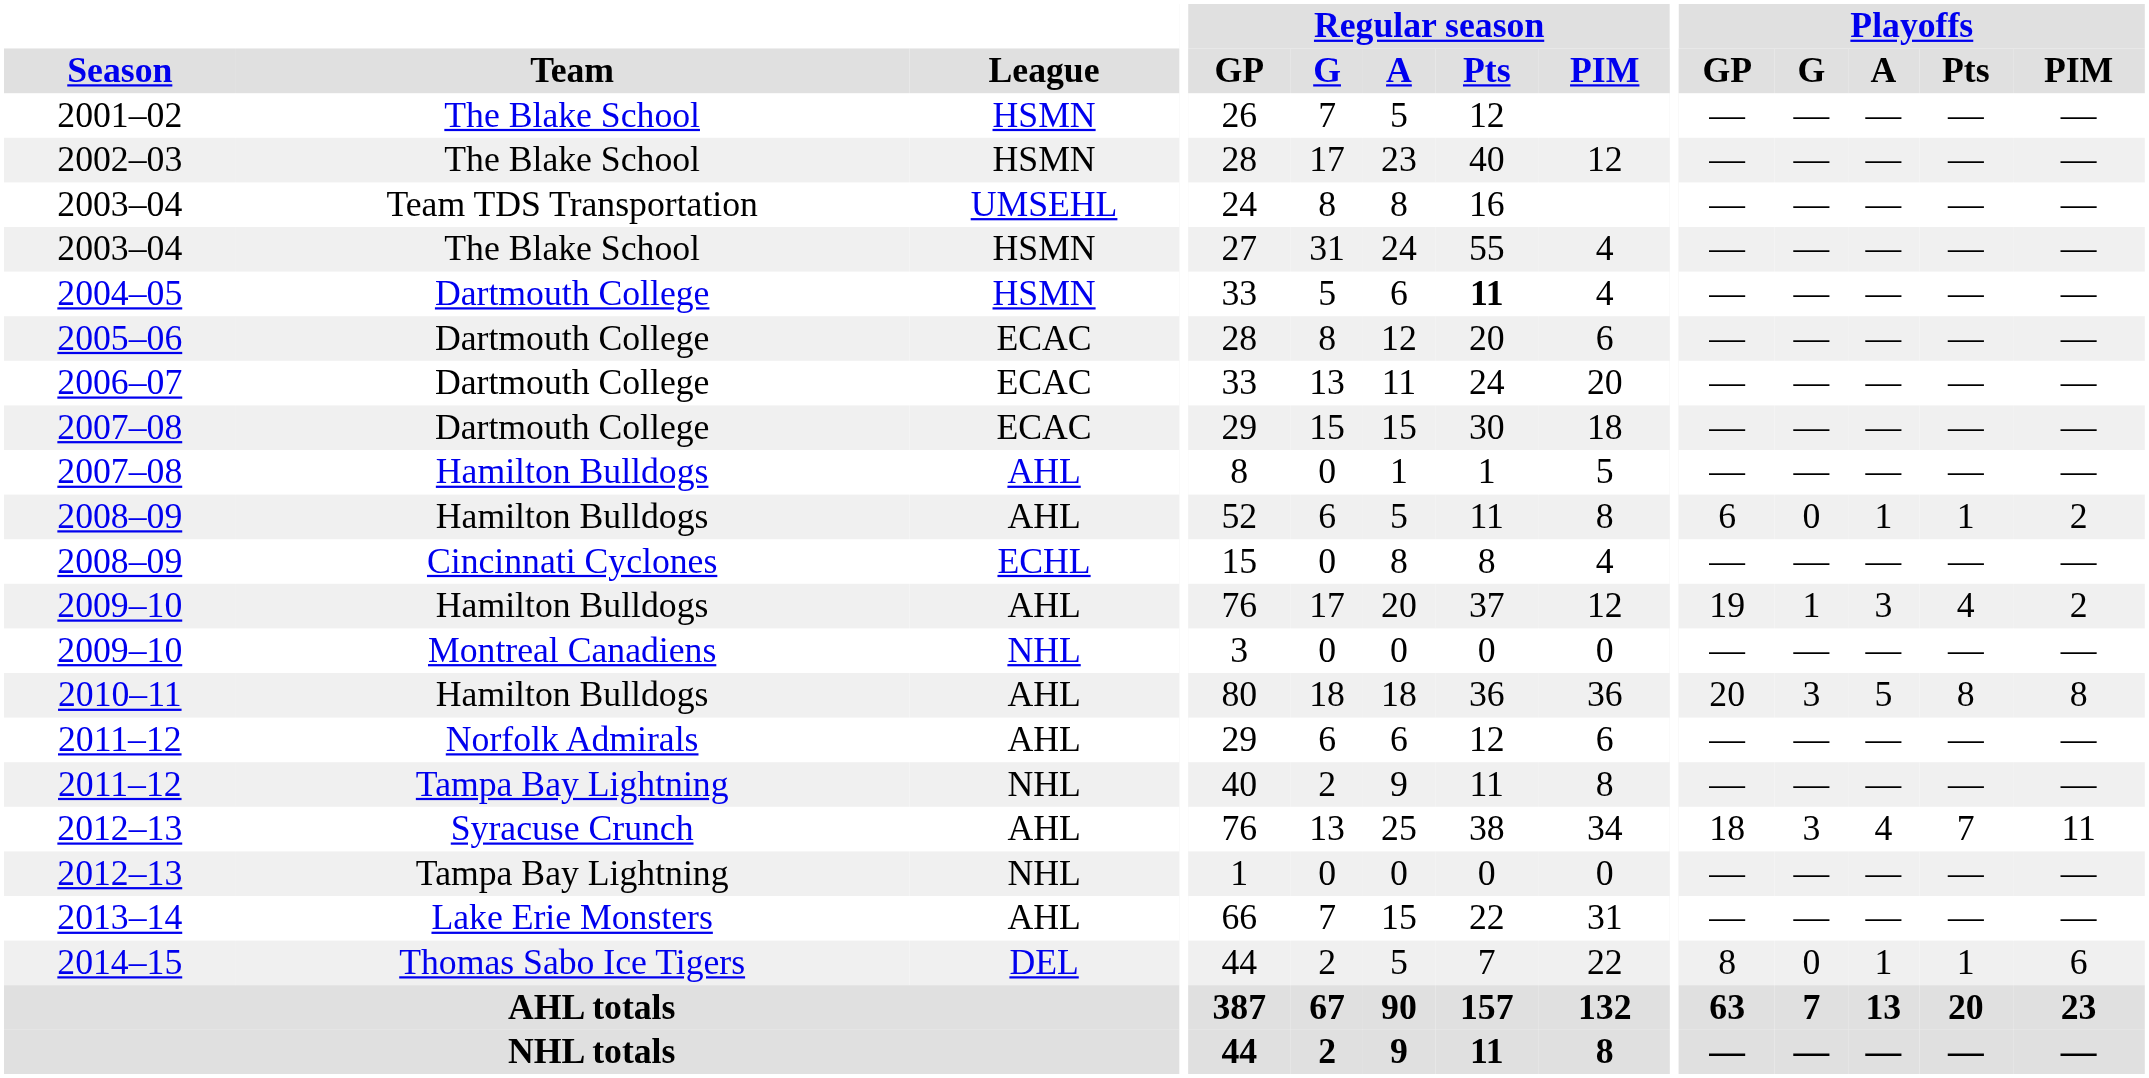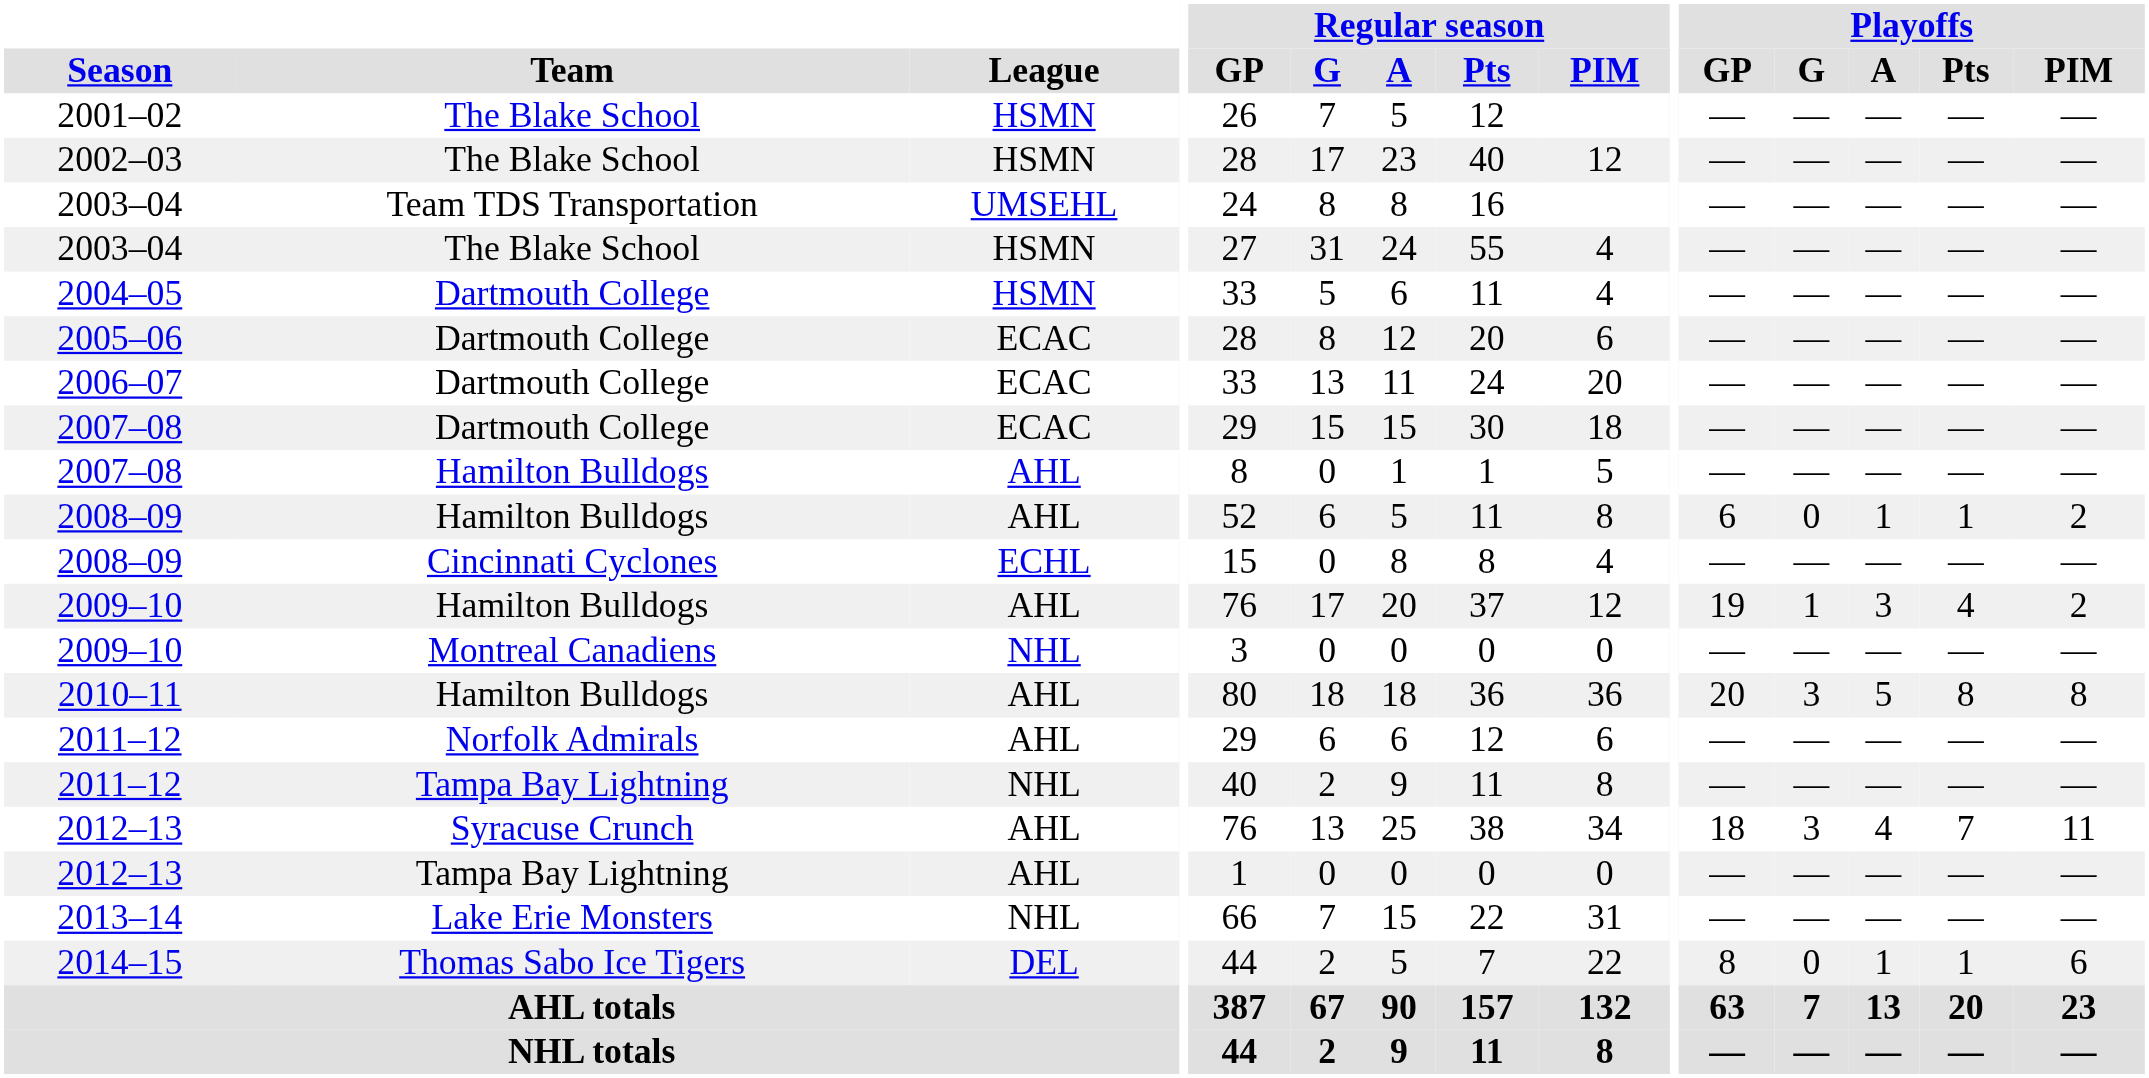(1487, 293) bold -> (1487, 293) normal
(1044, 873) NHL -> (1044, 873) AHL
(1044, 917) AHL -> (1044, 917) NHL
